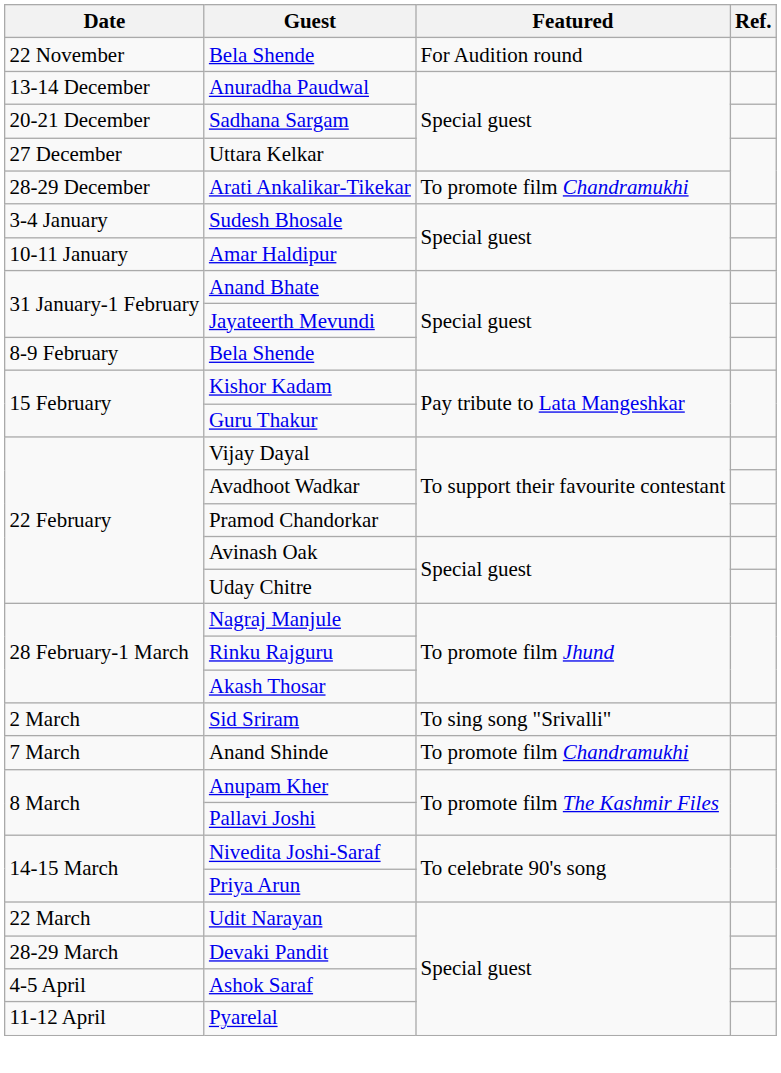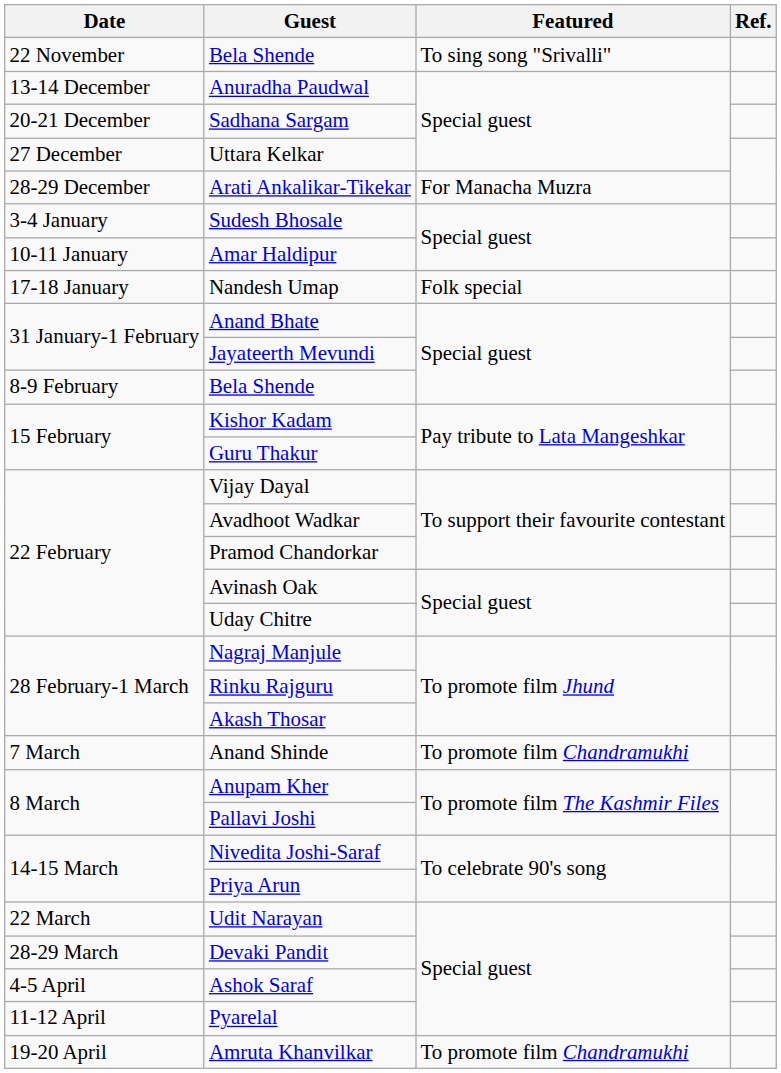(501, 54) For Audition round -> (516, 54) To sing song "Srivalli"
(555, 187) To promote film Chandramukhi -> (506, 187) For Manacha Muzra
+ row: (69, 287)
- row: (45, 719)
+ row: (58, 1051)
